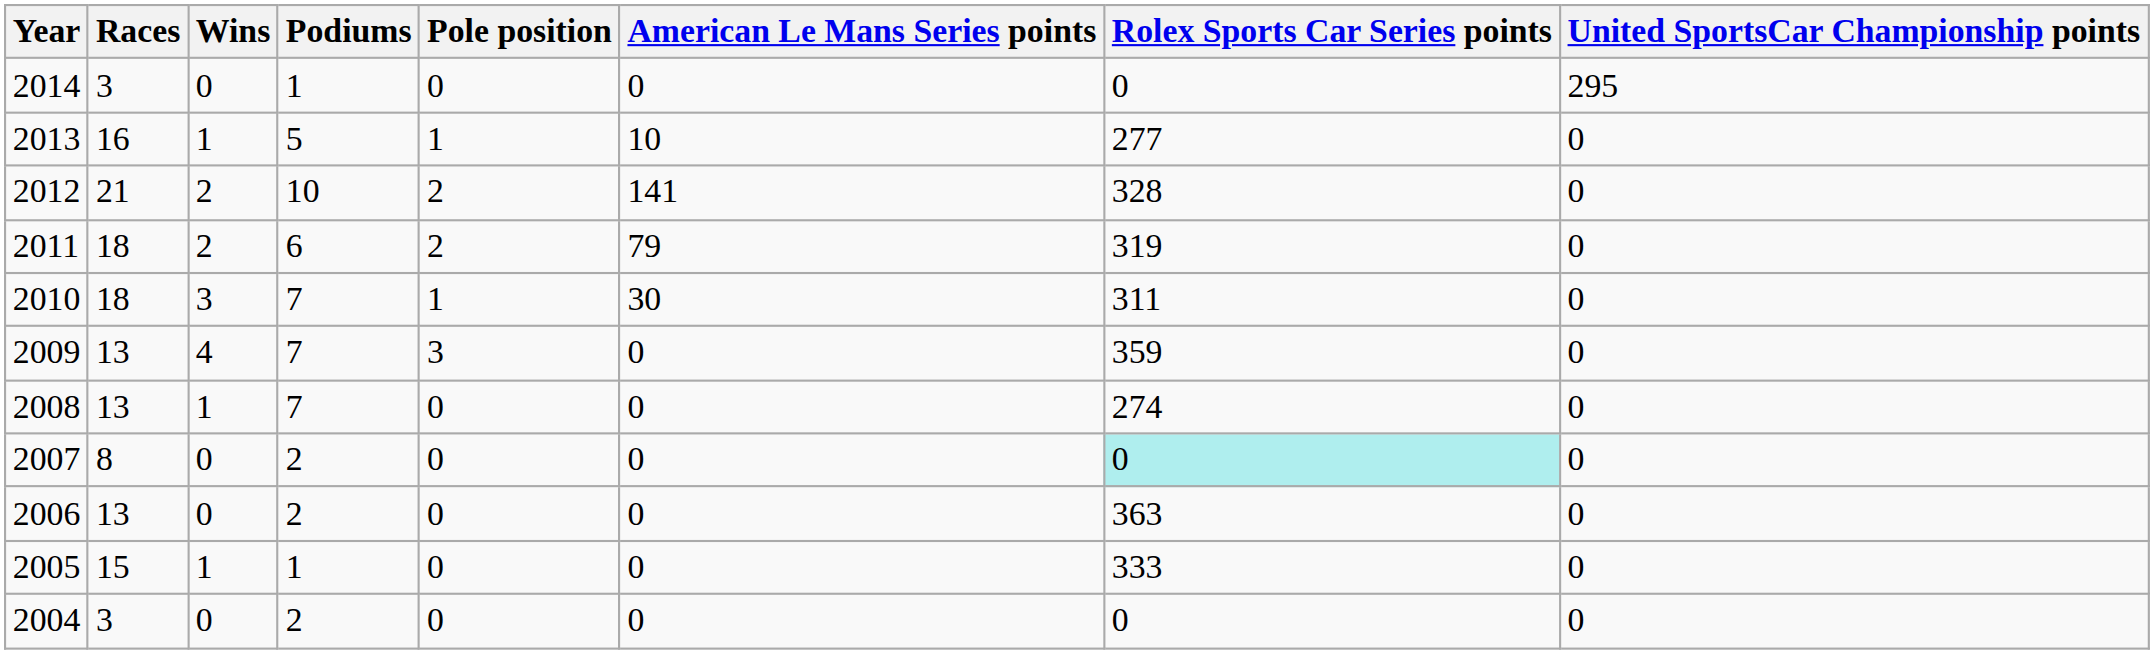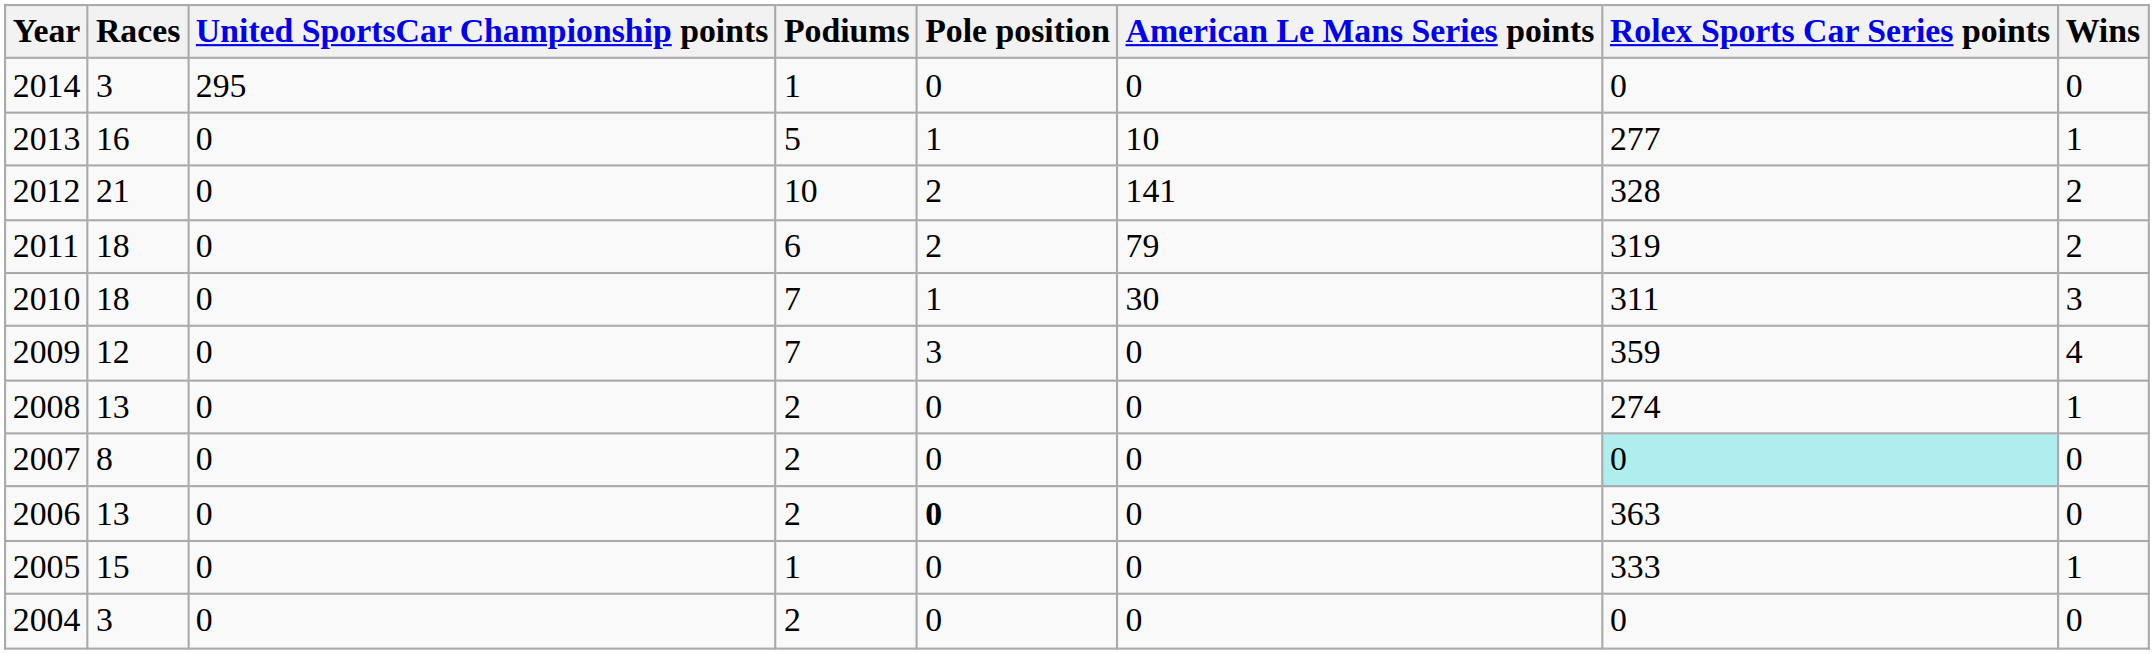columns swapped: (233, 31) <-> (1854, 31)
(113, 352) 13 -> (113, 352) 12
(294, 406) 7 -> (792, 406) 2
(436, 513) normal -> (934, 513) bold
